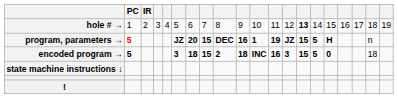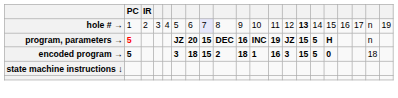(204, 26) no background -> (204, 26) lavender background
(373, 26) 18 -> (370, 26) n
(254, 40) 1 -> (259, 40) INC
(259, 54) INC -> (254, 54) 1
- row: (65, 87)
